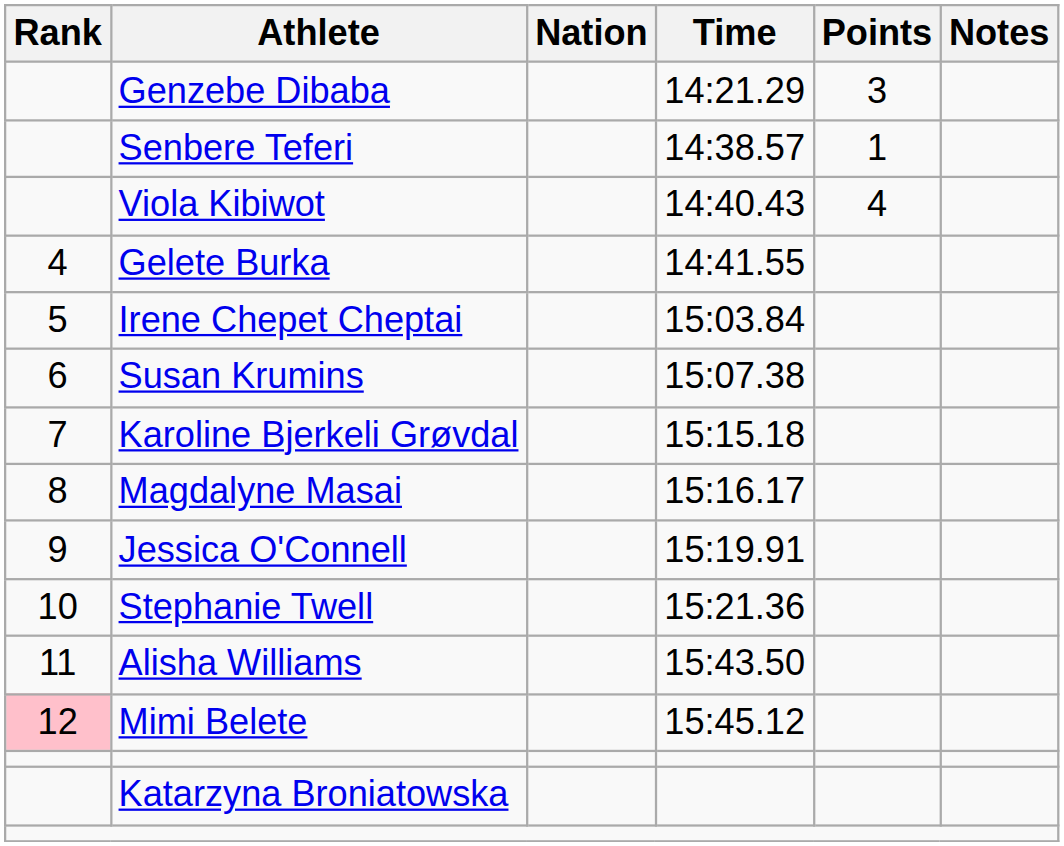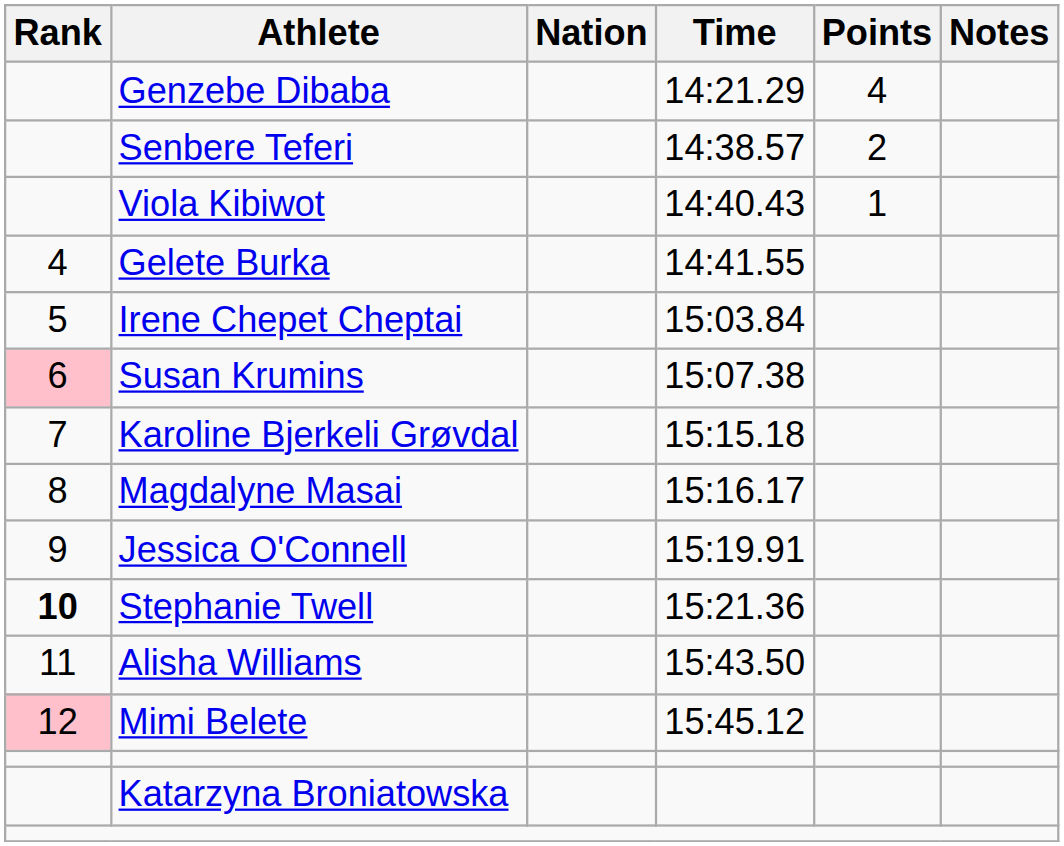(877, 90) 3 -> (877, 90) 4
(877, 147) 1 -> (877, 147) 2
(877, 205) 4 -> (877, 205) 1
(58, 377) no background -> (58, 377) pink background
(58, 606) normal -> (58, 606) bold
